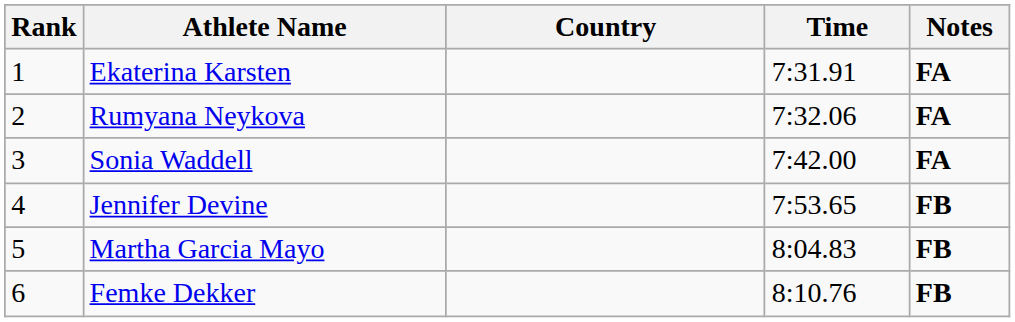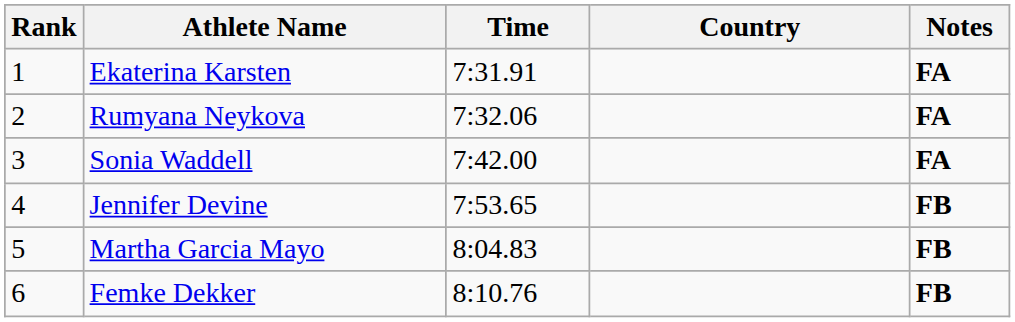columns swapped: (606, 26) <-> (837, 26)
